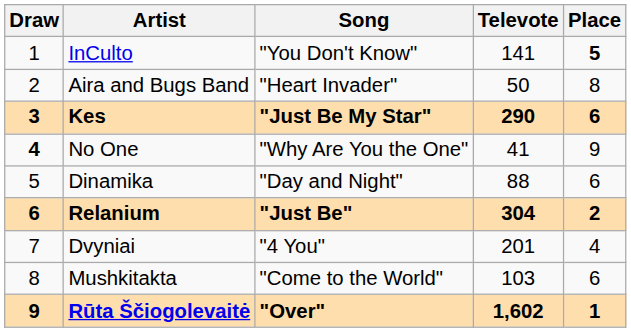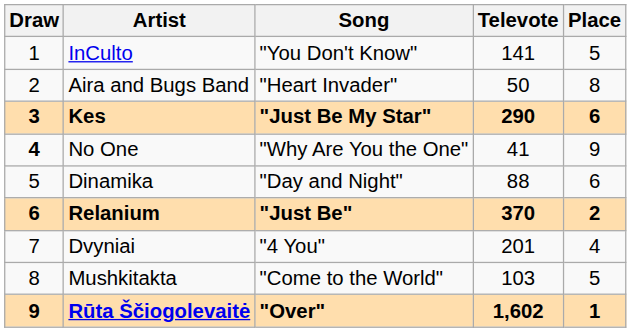(595, 52) bold -> (595, 52) normal
(518, 213) 304 -> (518, 213) 370
(595, 278) 6 -> (595, 278) 5
